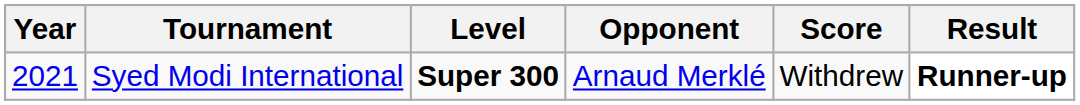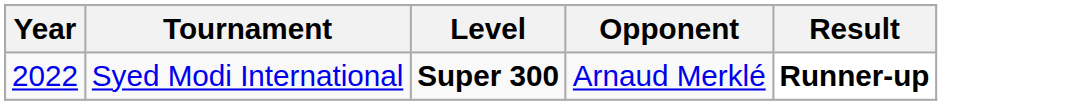- column: (841, 29)
(45, 76) 2021 -> (45, 76) 2022
